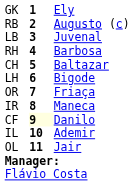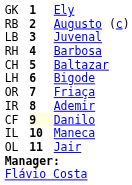(74, 106) Maneca -> (74, 106) Ademir
(74, 133) Ademir -> (74, 133) Maneca
